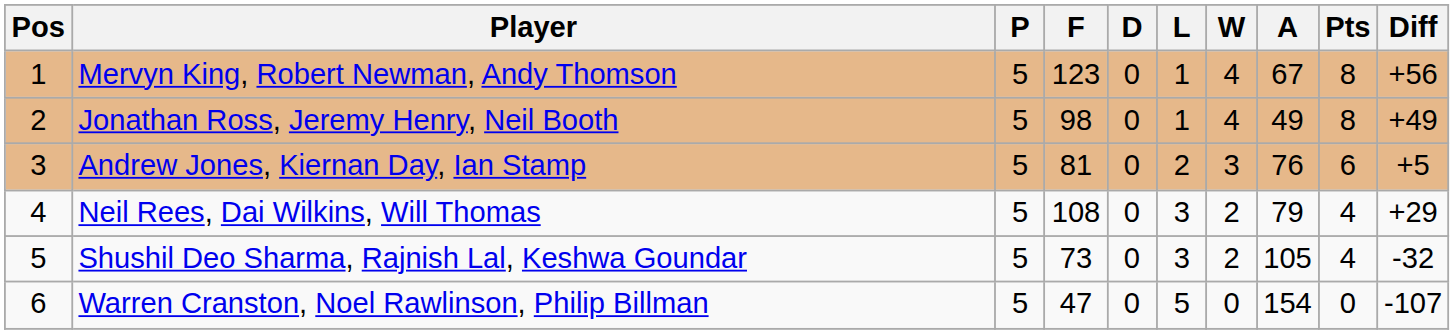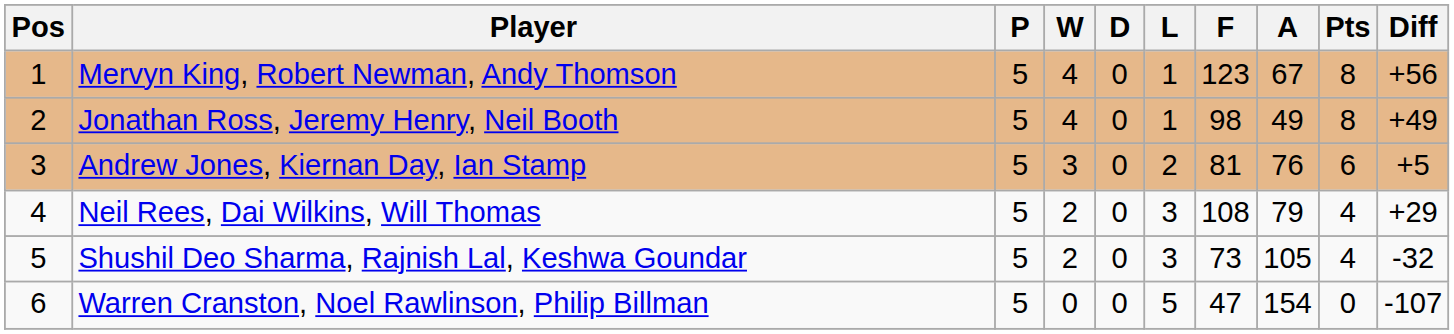columns swapped: (1232, 27) <-> (1076, 27)
